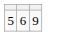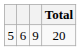+ column: (59, 14)
